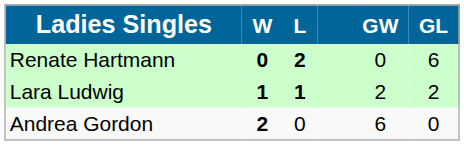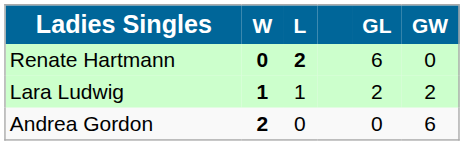columns swapped: (380, 25) <-> (433, 25)
(300, 92) bold -> (300, 92) normal
